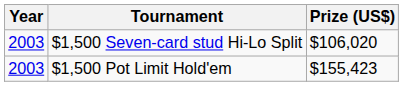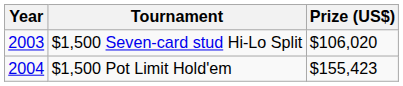(26, 68) 2003 -> (26, 68) 2004
